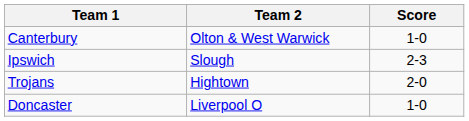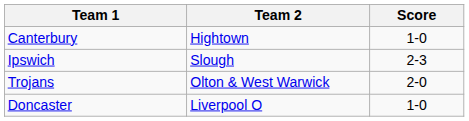(260, 37) Olton & West Warwick -> (220, 37) Hightown
(220, 82) Hightown -> (260, 82) Olton & West Warwick
